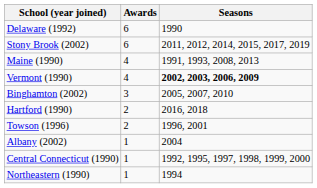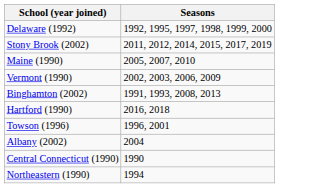- column: (140, 12)
(172, 28) 1990 -> (198, 28) 1992, 1995, 1997, 1998, 1999, 2000
(210, 61) 1991, 1993, 2008, 2013 -> (159, 61) 2005, 2007, 2010
(210, 77) bold -> (172, 77) normal
(197, 93) 2005, 2007, 2010 -> (172, 93) 1991, 1993, 2008, 2013
(236, 158) 1992, 1995, 1997, 1998, 1999, 2000 -> (134, 158) 1990
